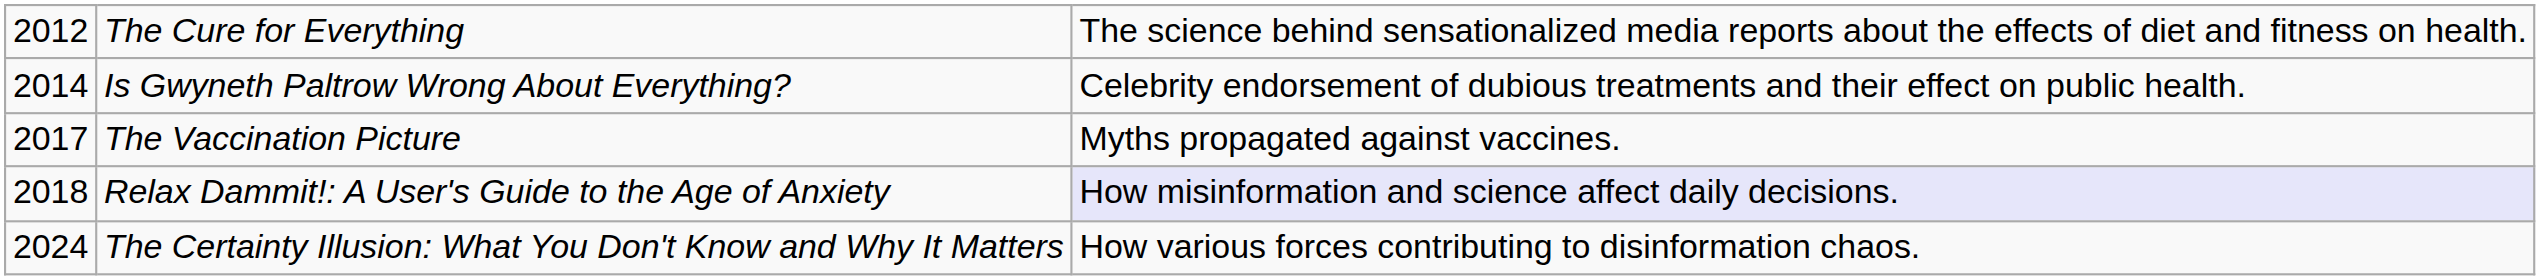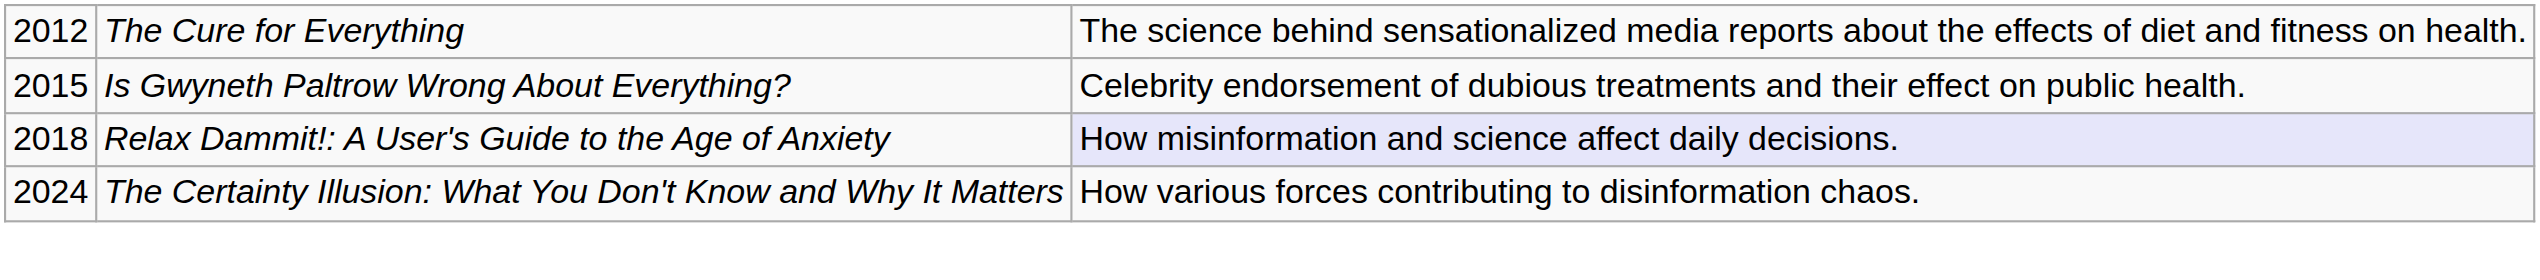(51, 85) 2014 -> (51, 85) 2015
- row: (282, 138)
